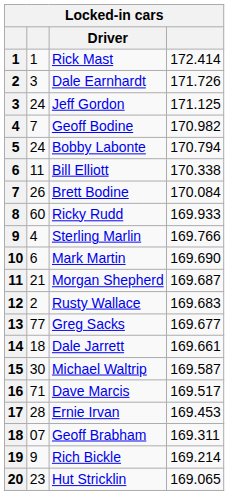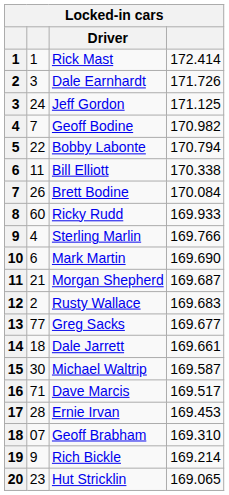(38, 148) 24 -> (38, 148) 22
(195, 435) 169.311 -> (195, 435) 169.310
